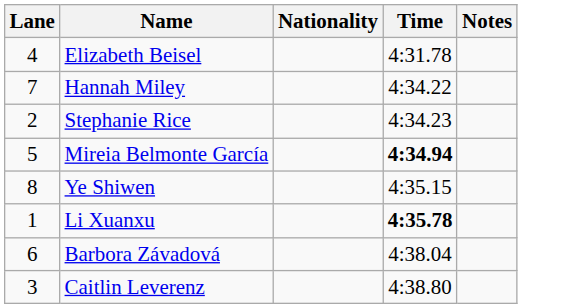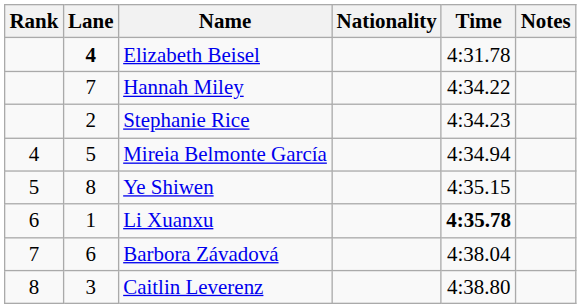+ column: (34, 21)
(32, 54) normal -> (91, 54) bold
(420, 154) bold -> (479, 154) normal
